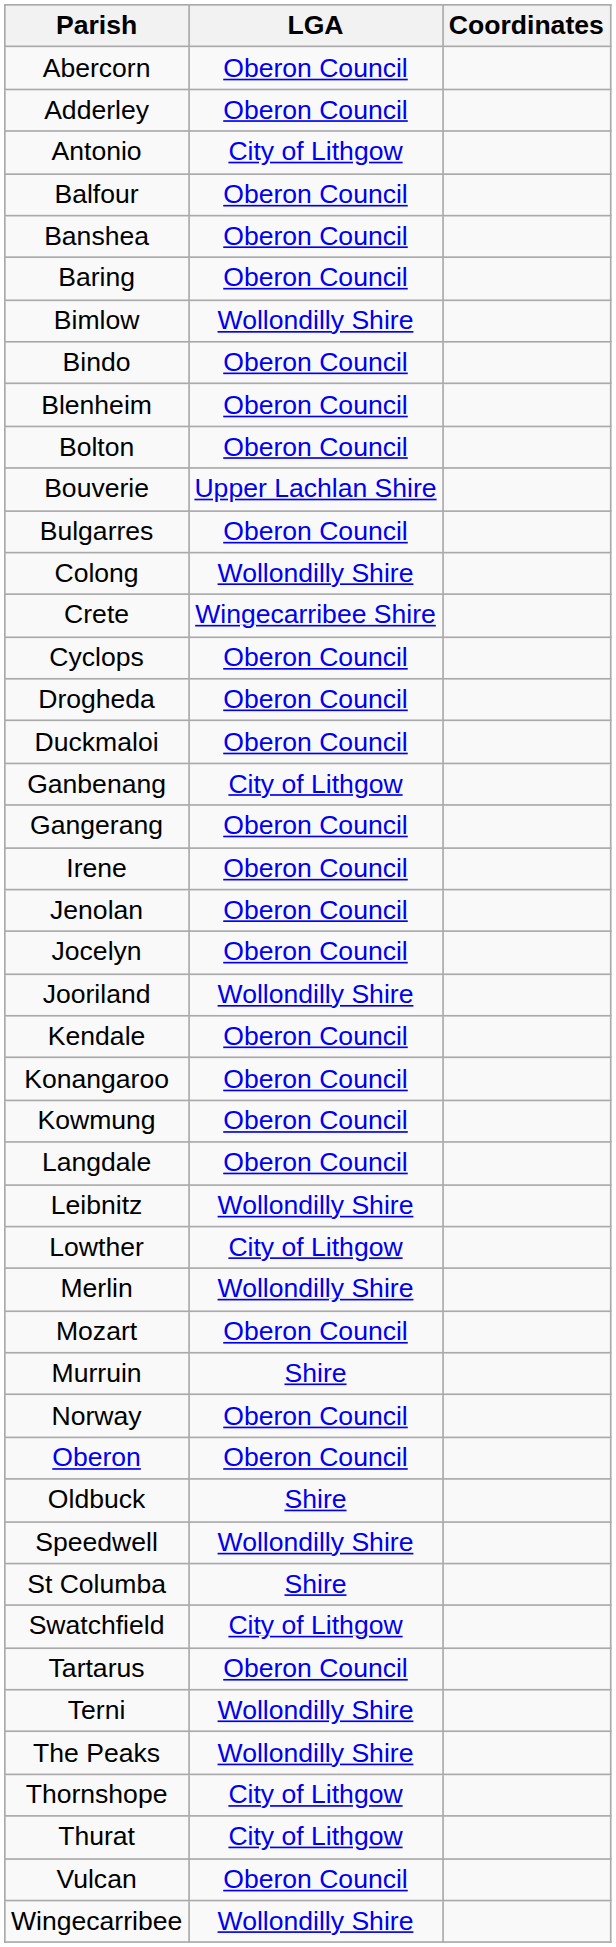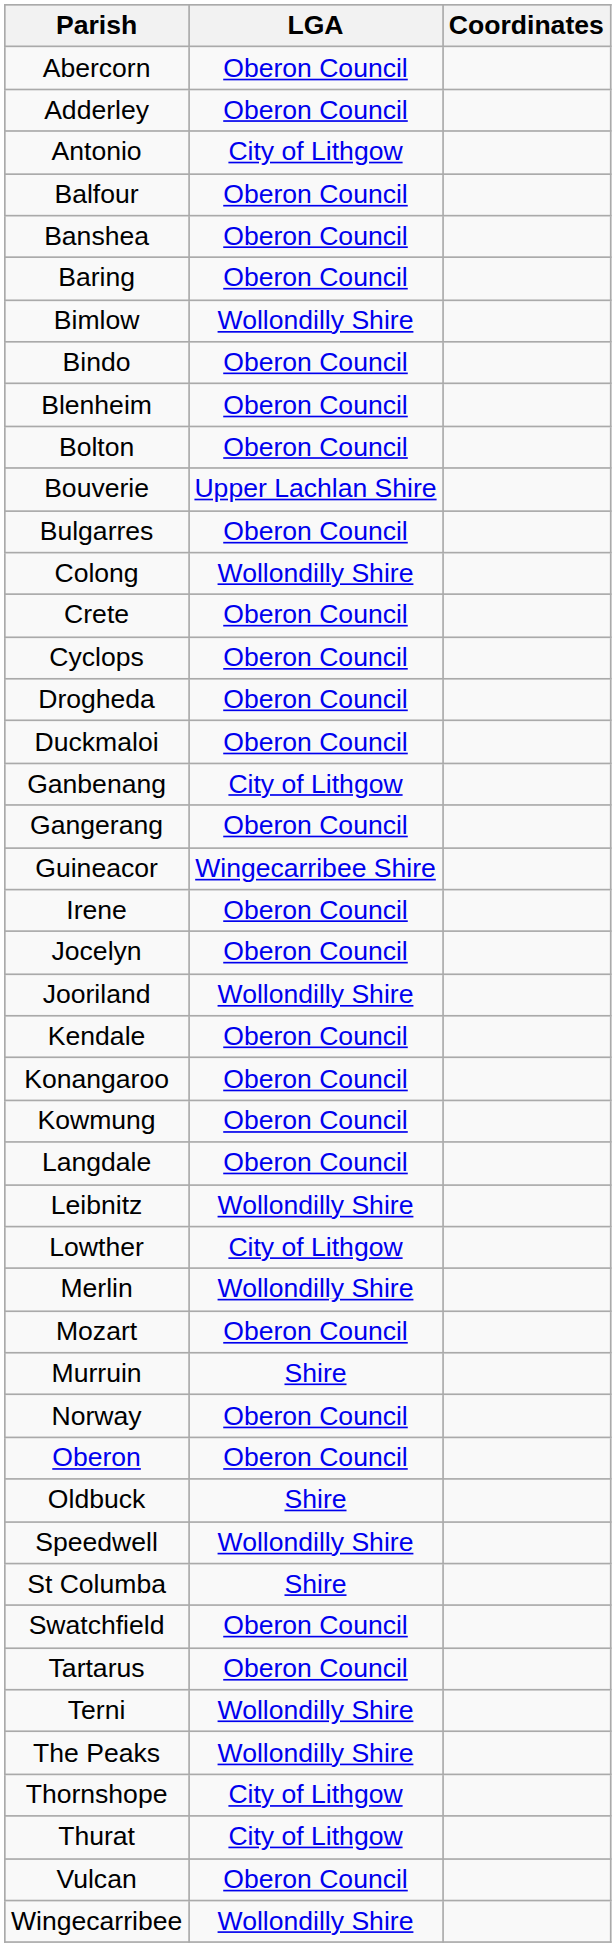(315, 615) Wingecarribee Shire -> (315, 615) Oberon Council
+ row: (97, 868)
- row: (97, 910)
(316, 1626) City of Lithgow -> (315, 1626) Oberon Council
